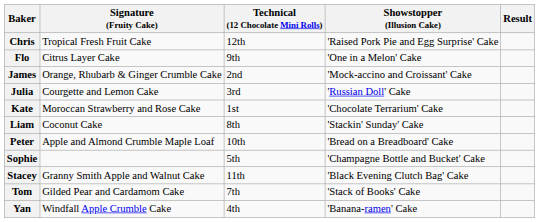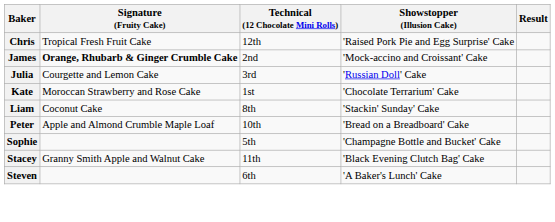- row: (22, 58)
(132, 74) normal -> (140, 58) bold
+ row: (22, 175)
- row: (22, 192)
- row: (22, 208)
